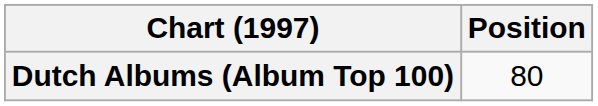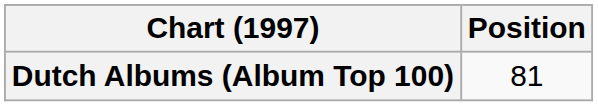(527, 75) 80 -> (527, 75) 81
